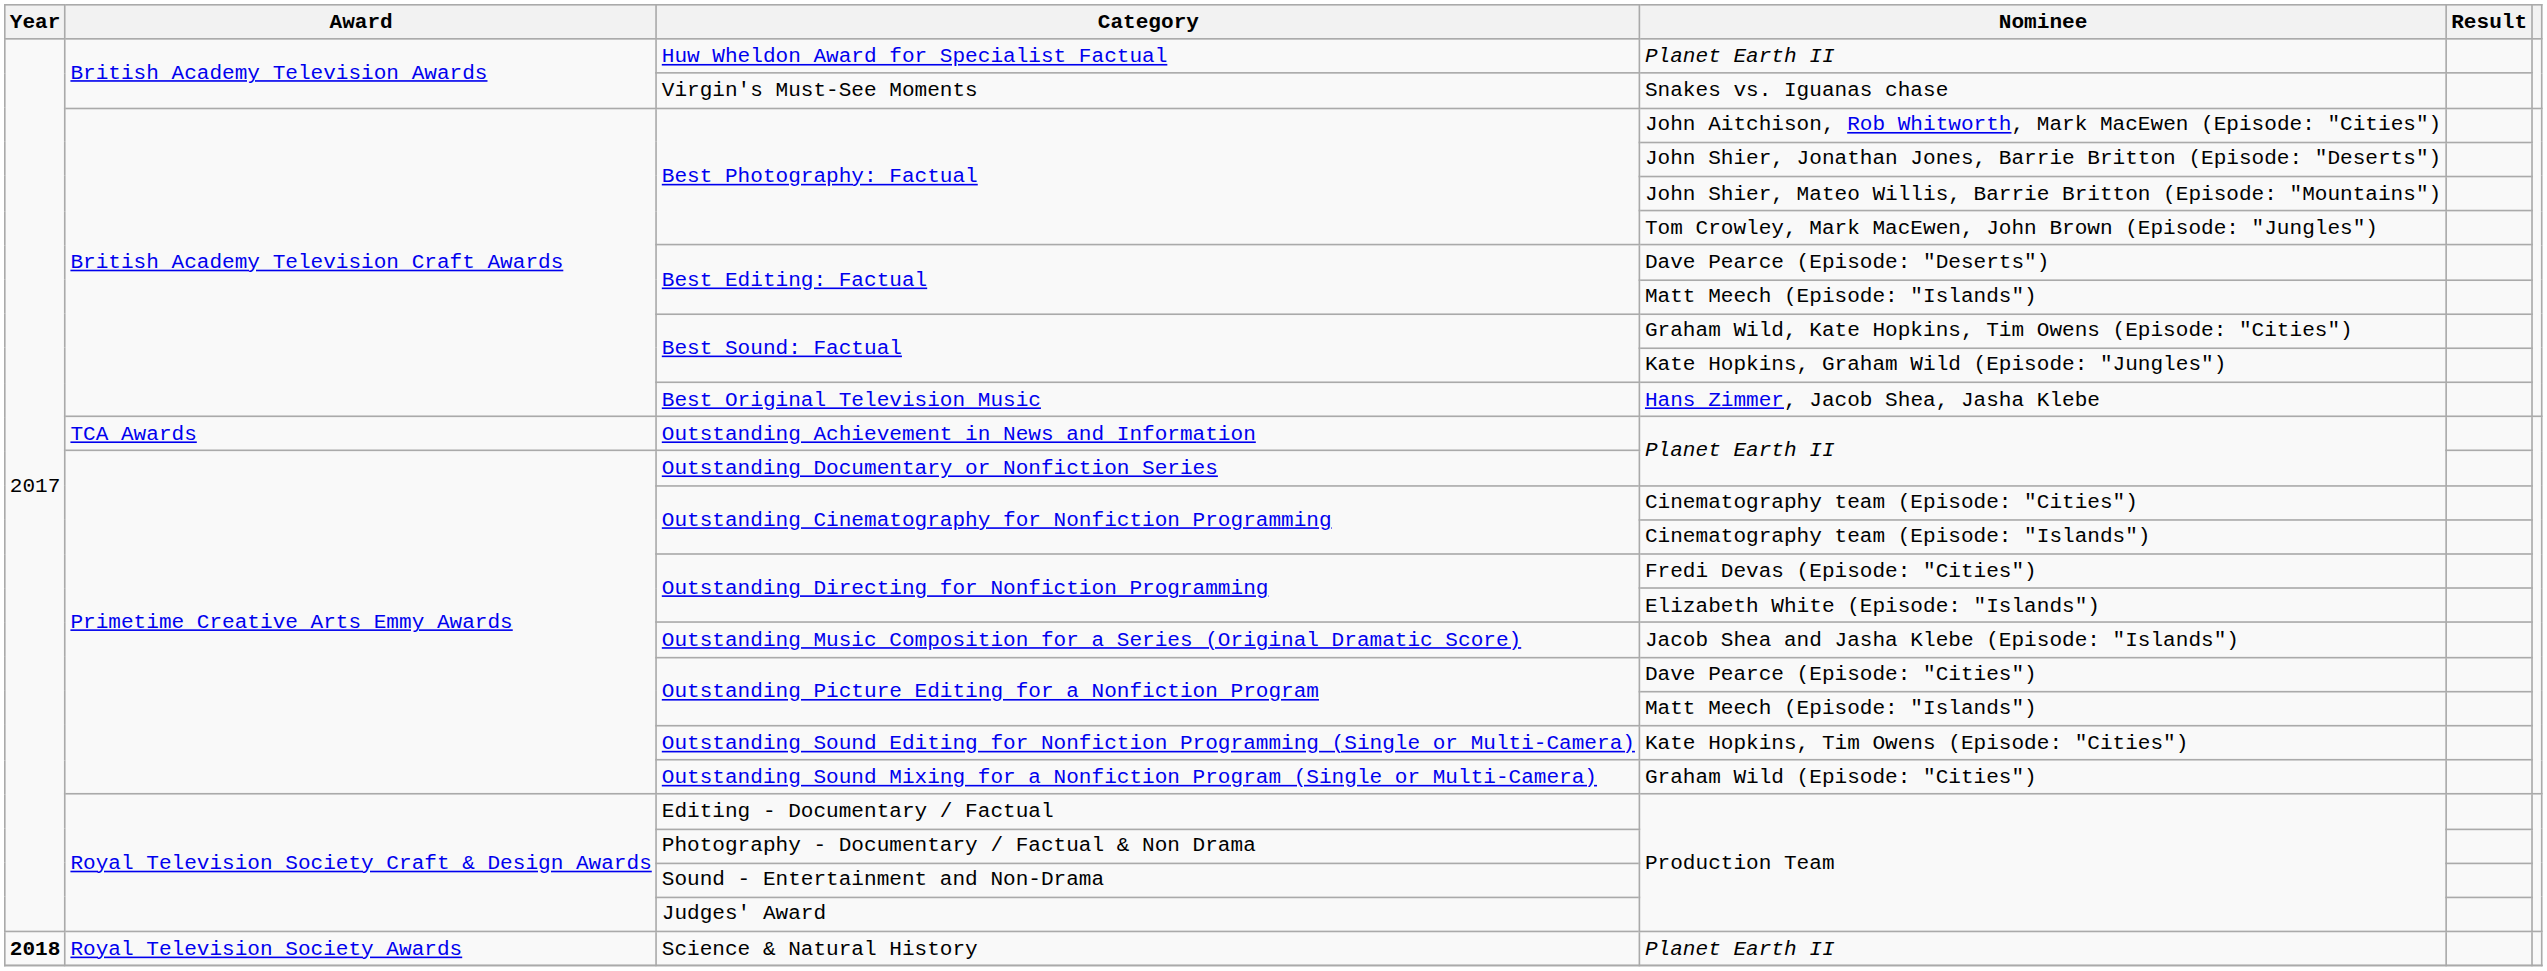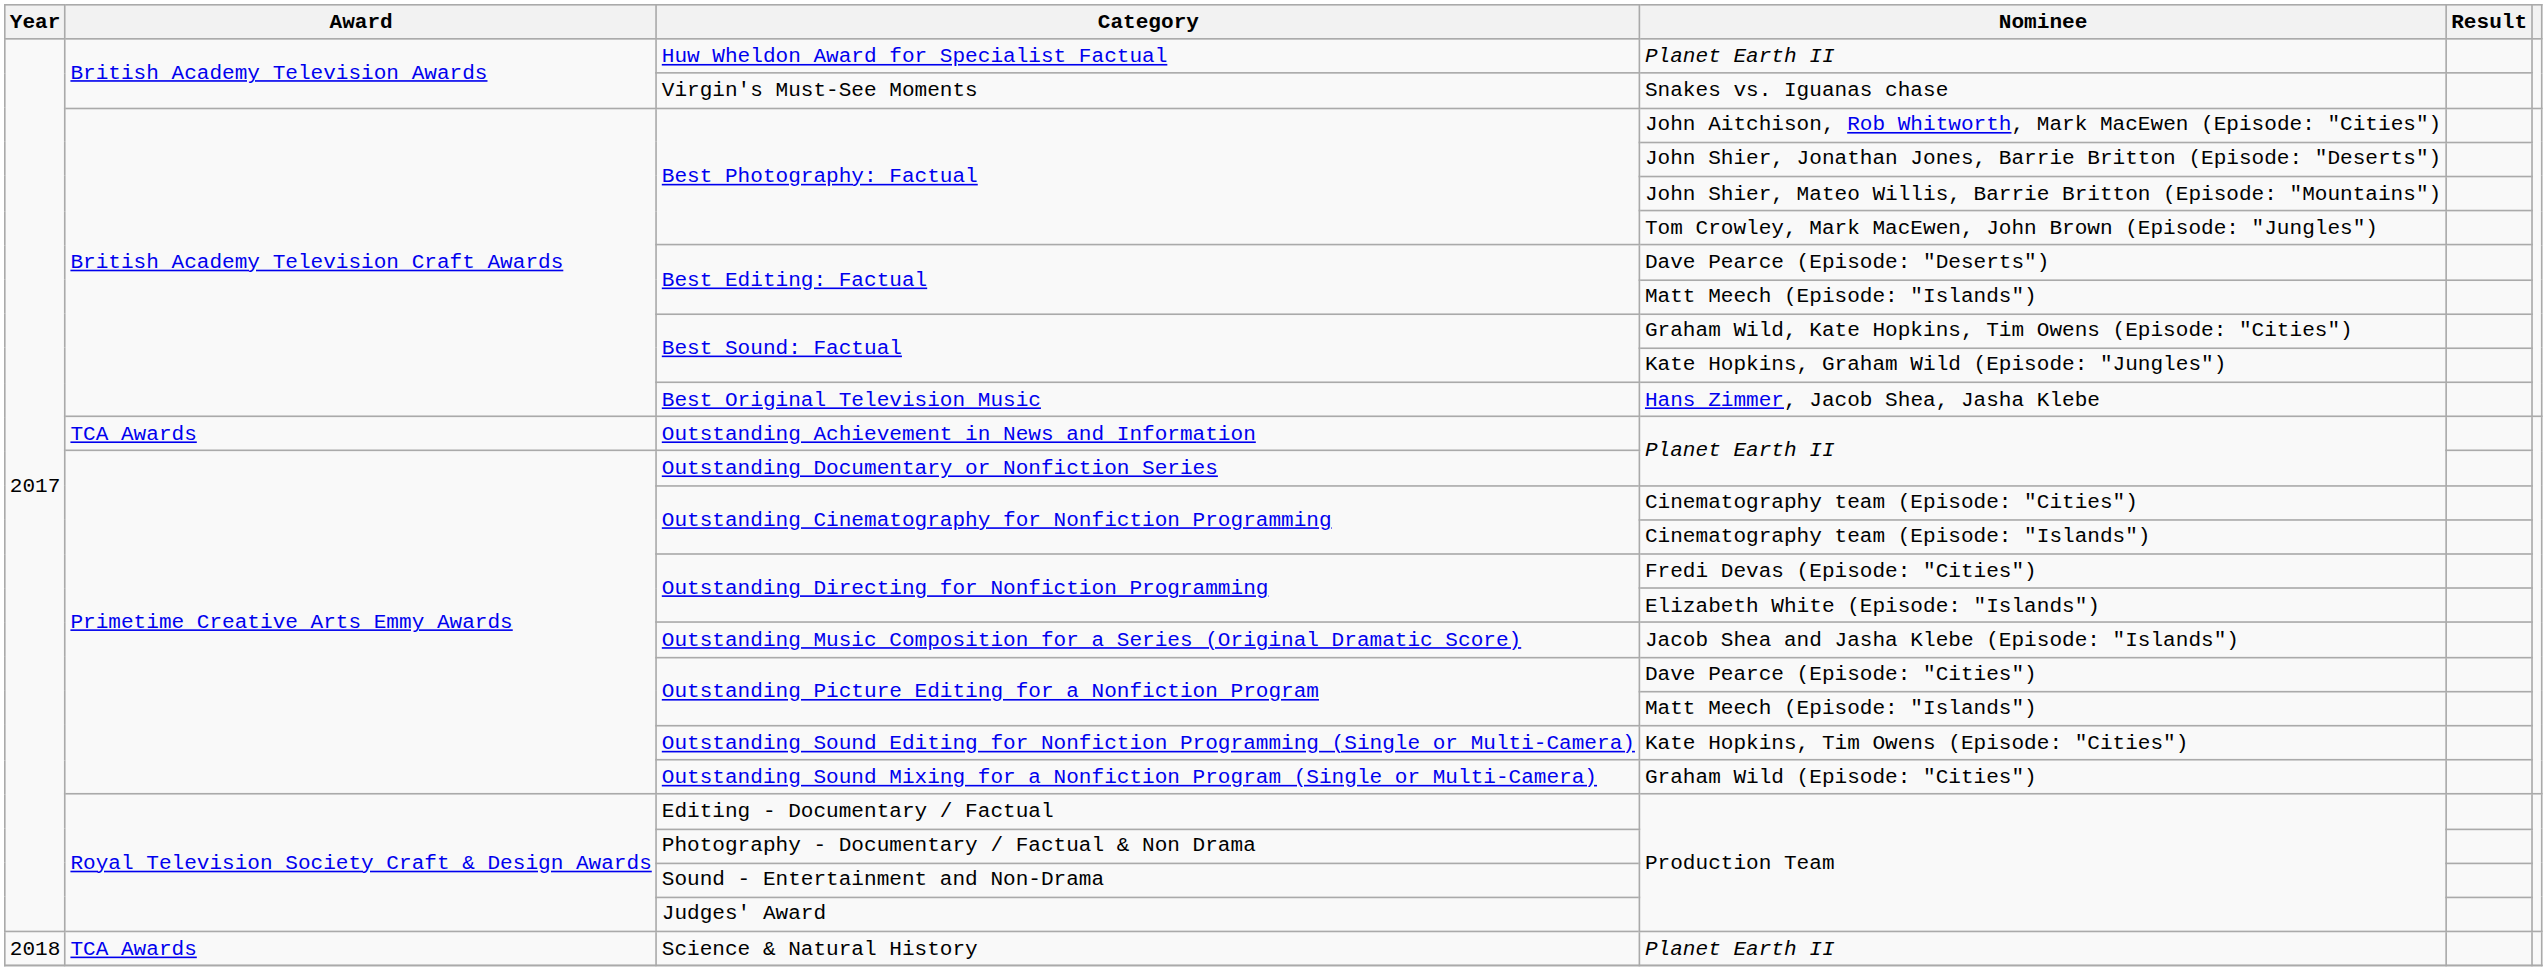(35, 949) bold -> (35, 949) normal
(266, 949) Royal Television Society Awards -> (134, 949) TCA Awards
